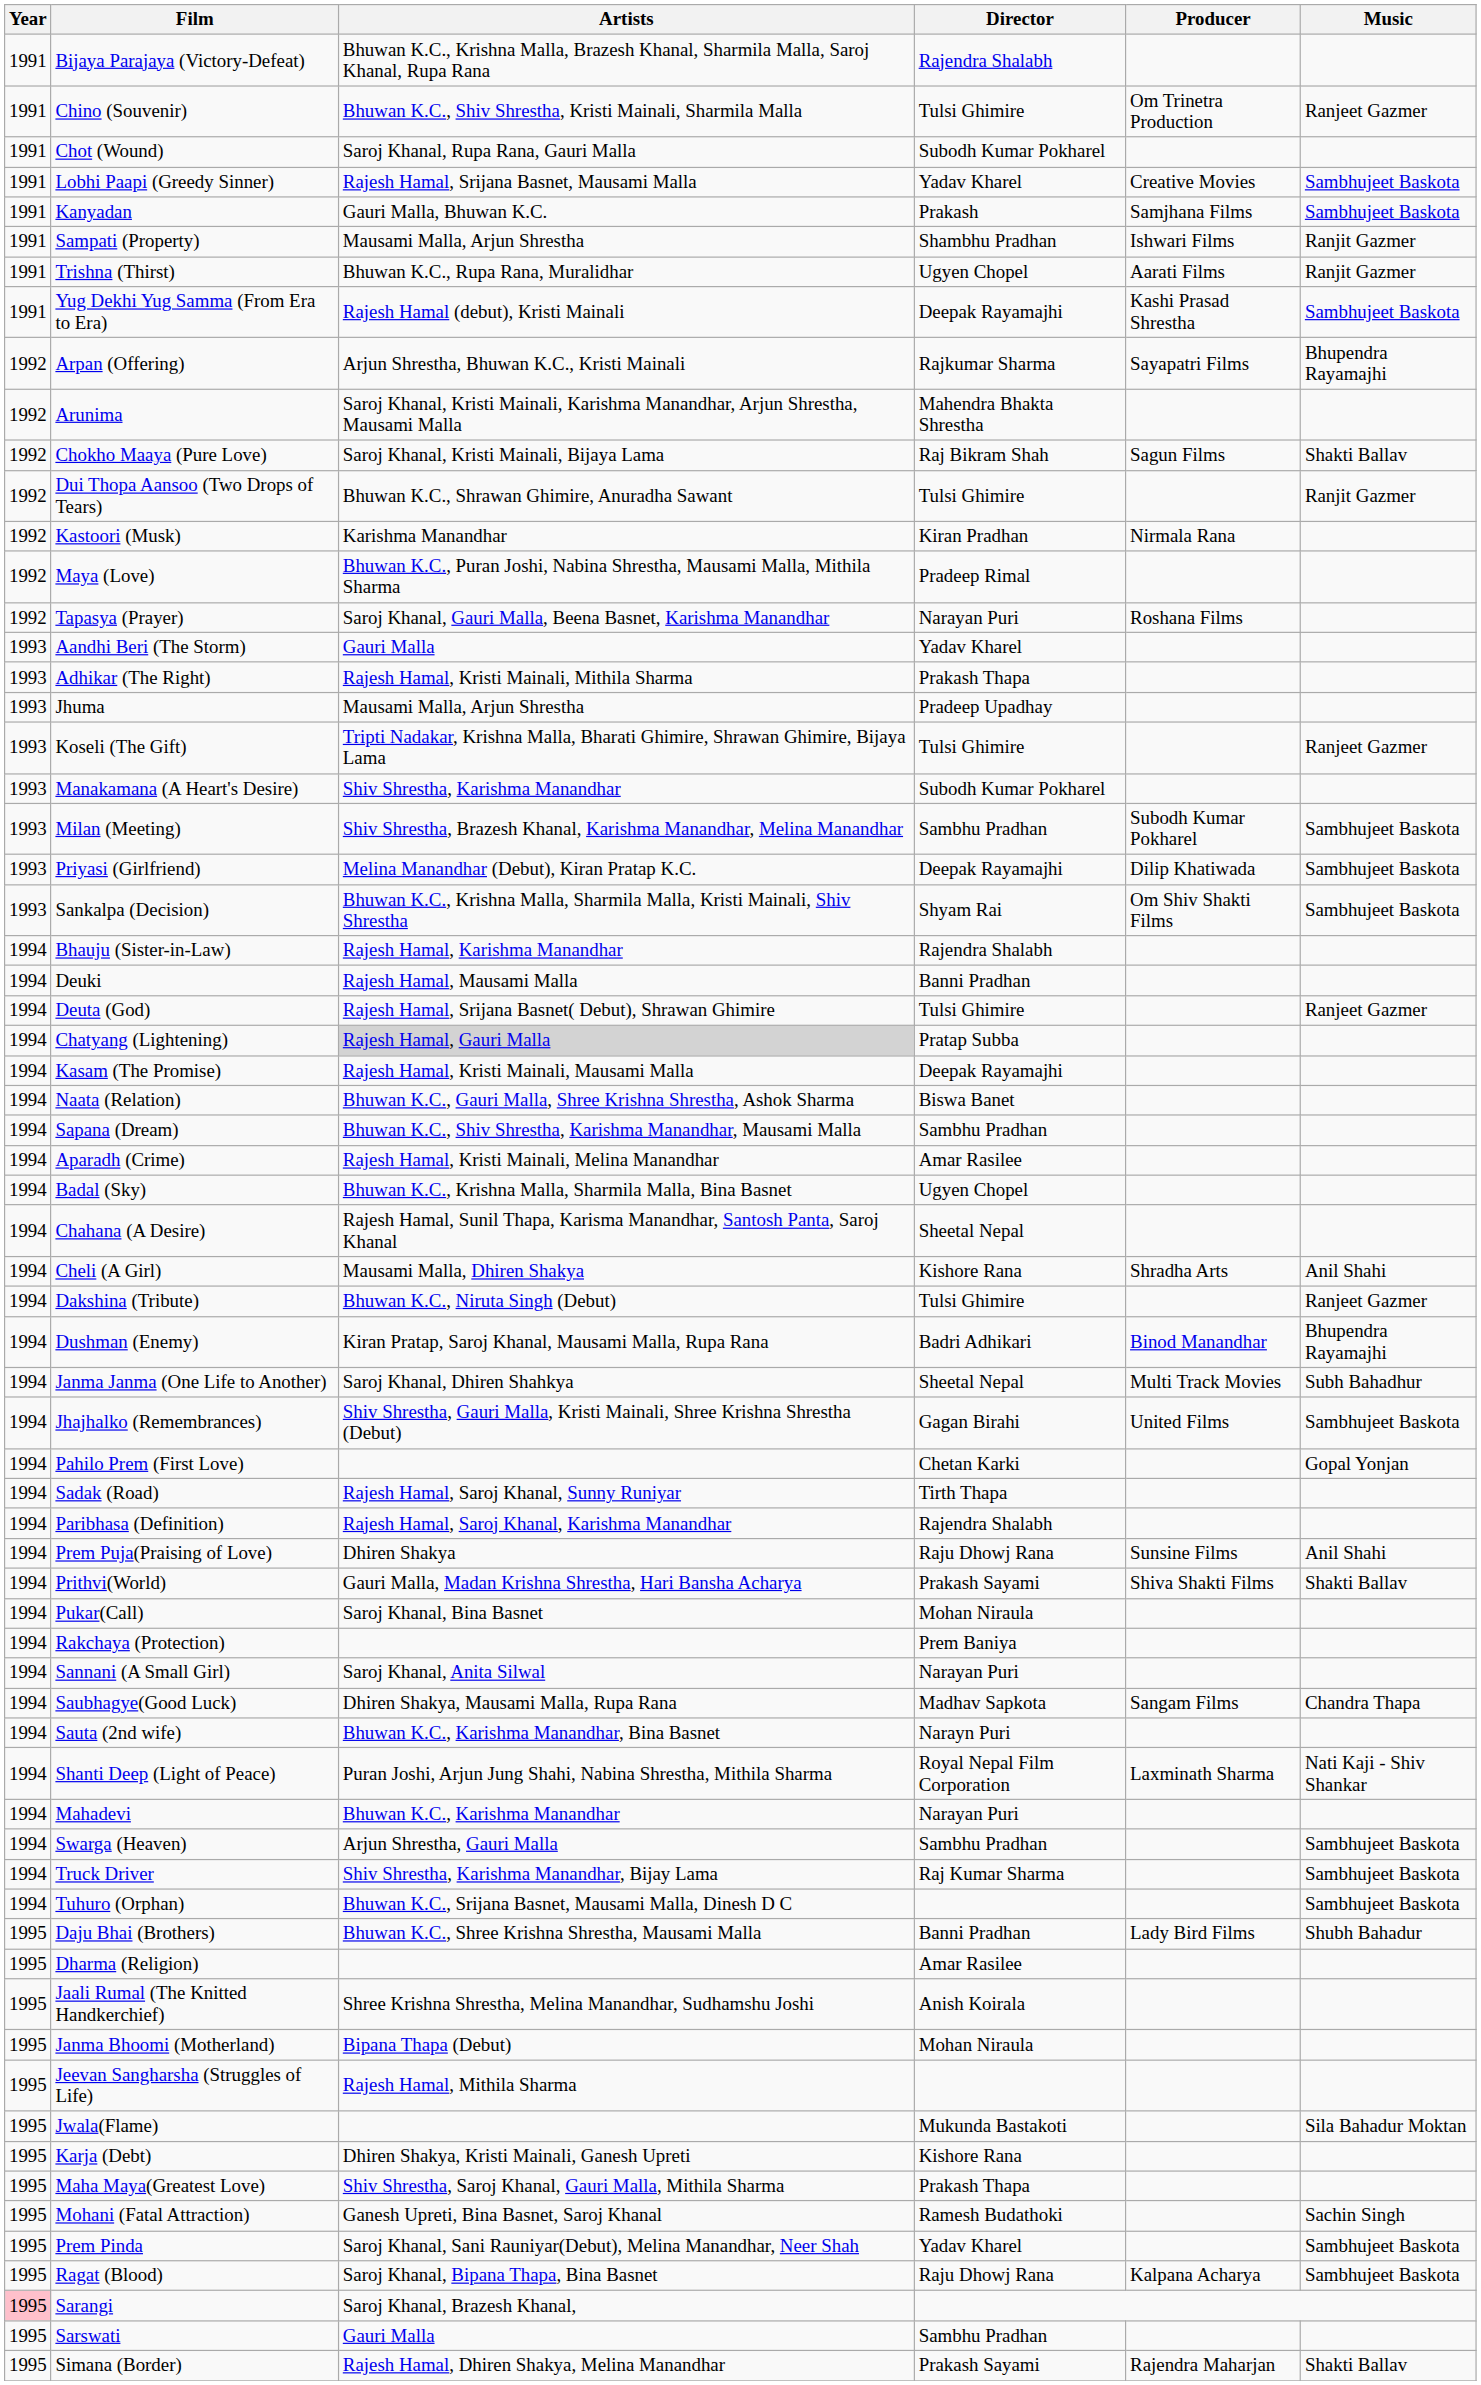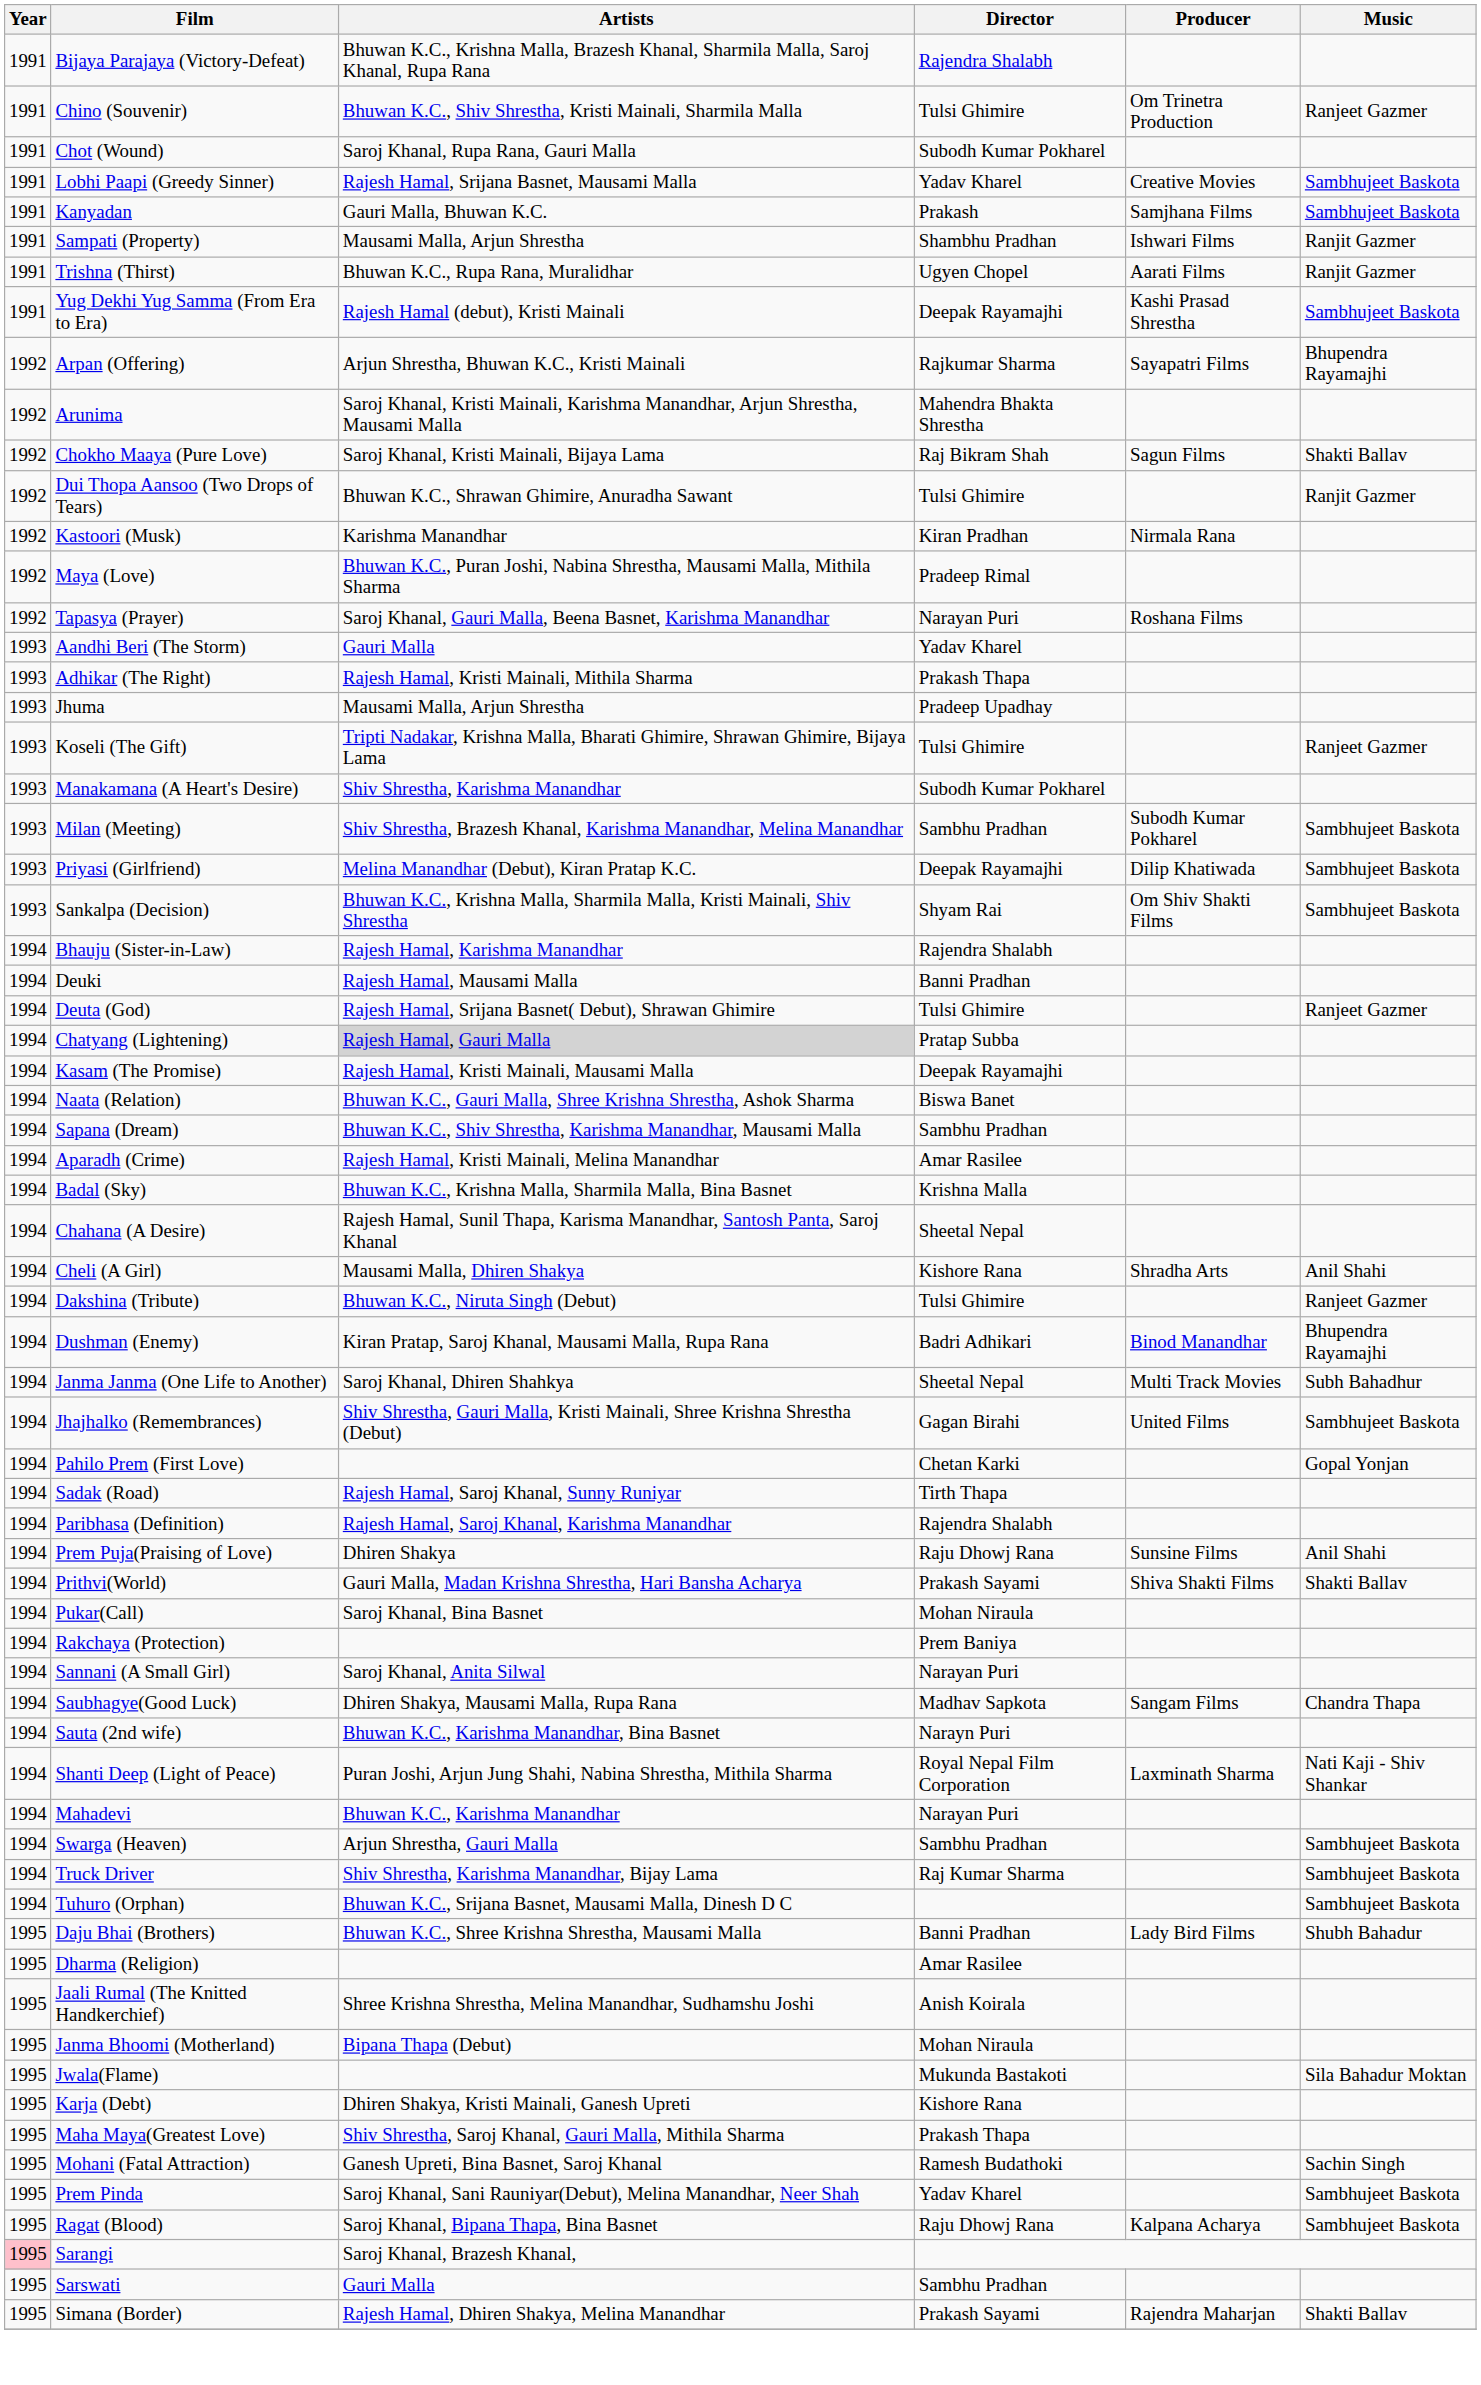(973, 1190) Ugyen Chopel -> (973, 1190) Krishna Malla
- row: (178, 2085)
